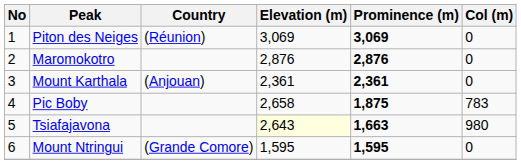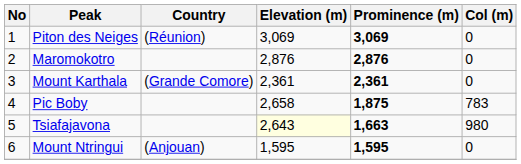(174, 81) (Anjouan) -> (199, 81) (Grande Comore)
(199, 147) (Grande Comore) -> (174, 147) (Anjouan)
